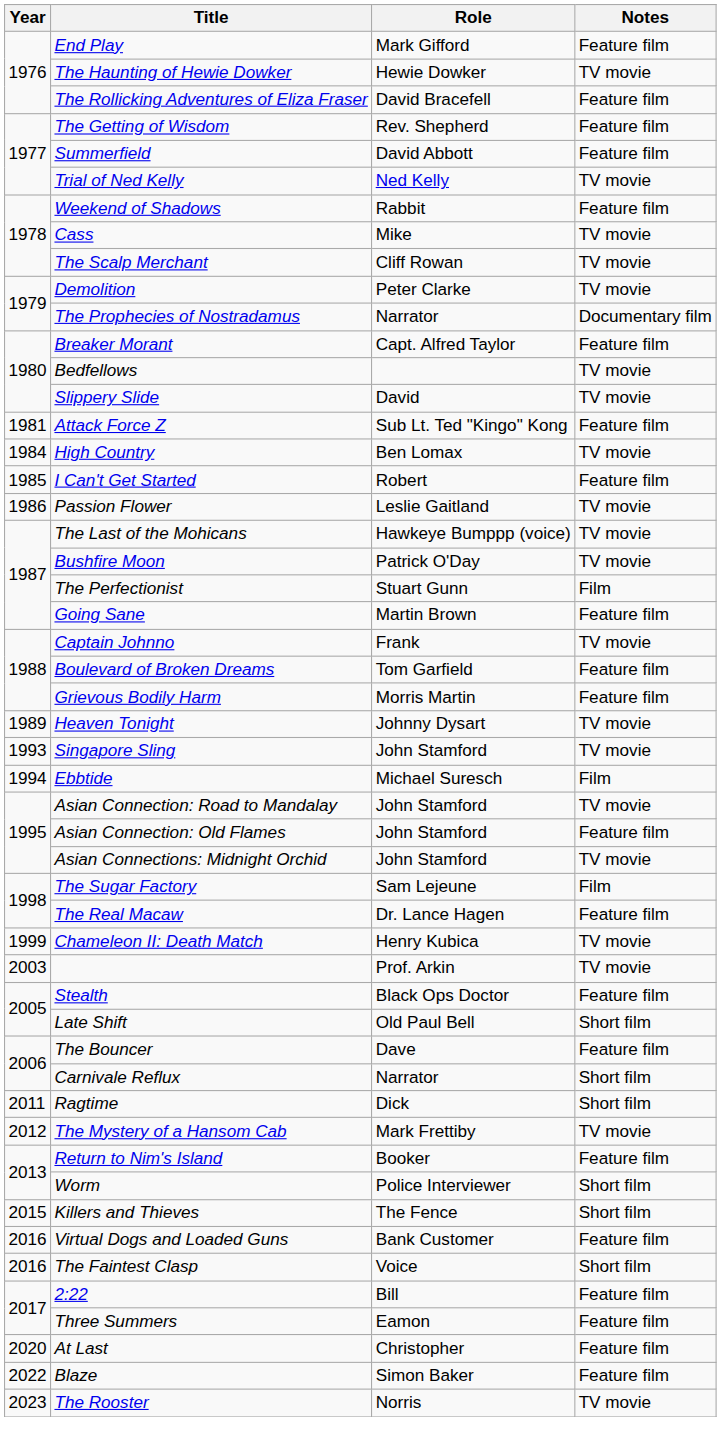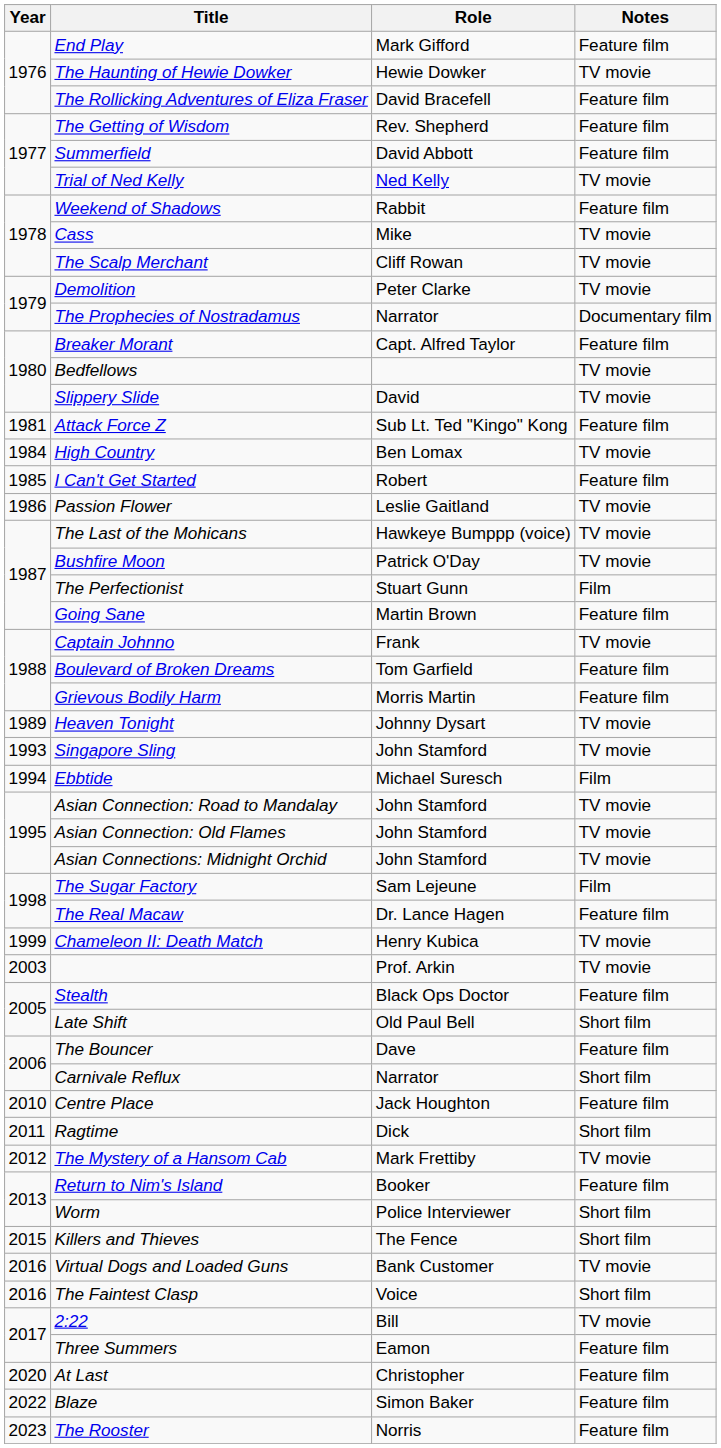(624, 832) Feature film -> (615, 832) TV movie
+ row: (104, 1104)
(624, 1239) Feature film -> (615, 1267) TV movie
(624, 1294) Feature film -> (615, 1321) TV movie
(615, 1402) TV movie -> (624, 1429) Feature film
